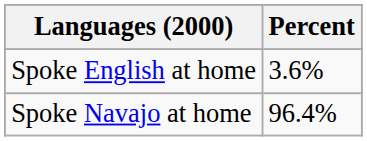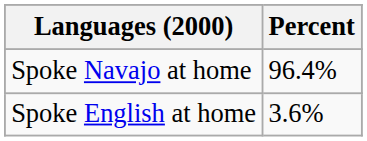rows swapped: (131, 114) <-> (134, 70)
